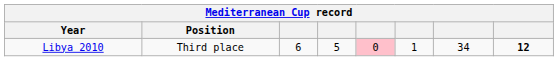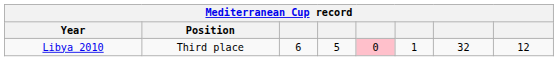(463, 47) 34 -> (463, 47) 32
(523, 47) bold -> (523, 47) normal
